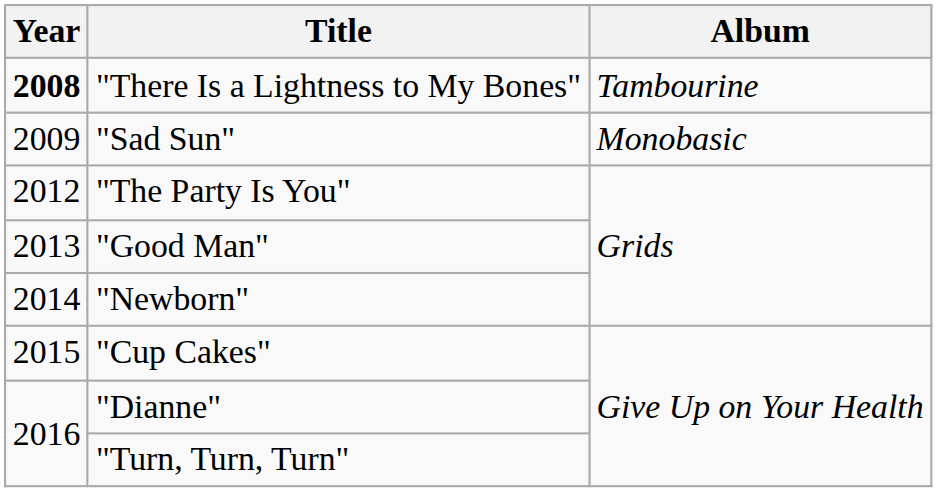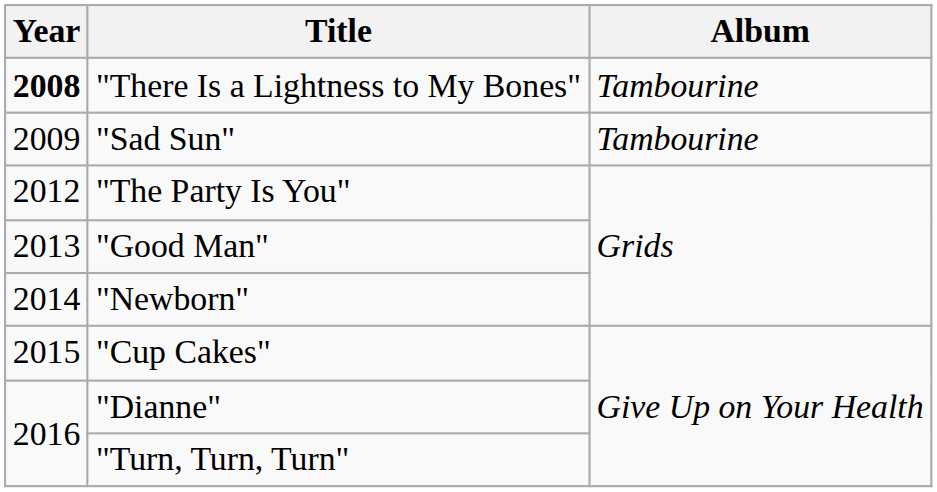(672, 138) Monobasic -> (678, 138) Tambourine
